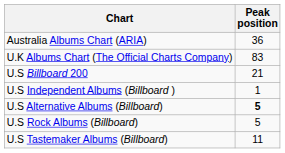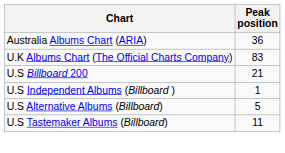(258, 106) bold -> (258, 106) normal
- row: (72, 123)
